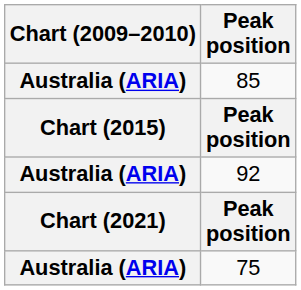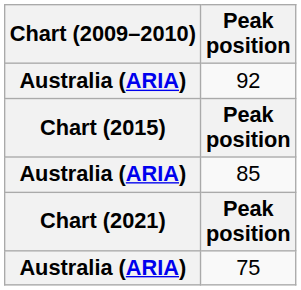rows swapped: (248, 80) <-> (248, 174)
